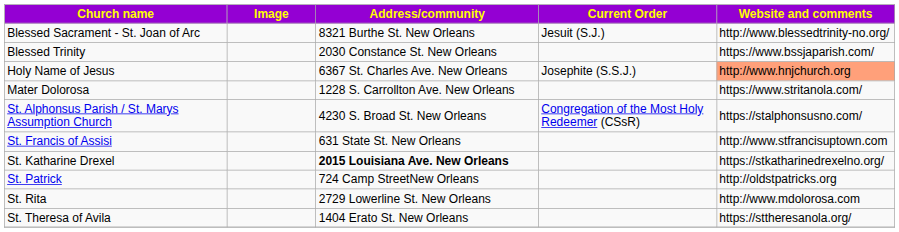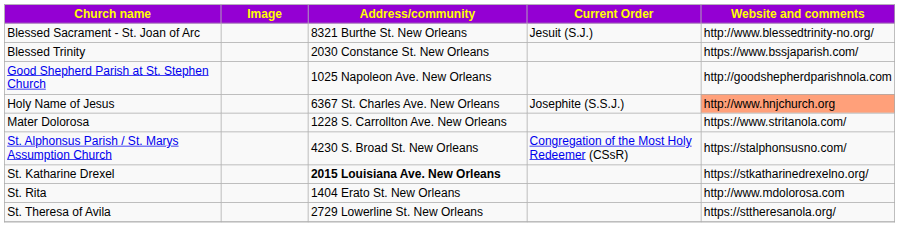+ row: (108, 77)
- row: (59, 141)
- row: (34, 179)
(405, 198) 2729 Lowerline St. New Orleans -> (386, 193) 1404 Erato St. New Orleans
(393, 217) 1404 Erato St. New Orleans -> (397, 212) 2729 Lowerline St. New Orleans
